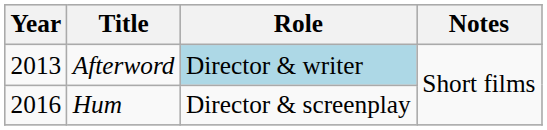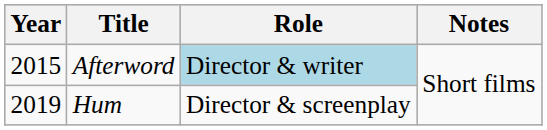(36, 64) 2013 -> (36, 64) 2015
(36, 104) 2016 -> (36, 104) 2019
